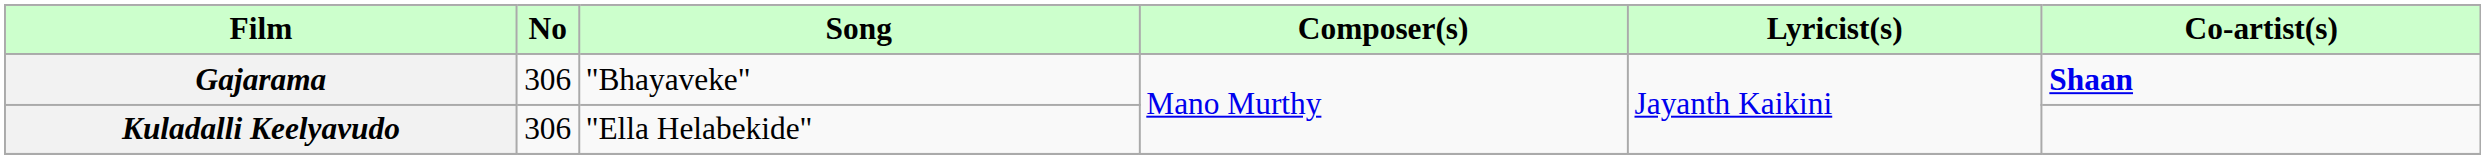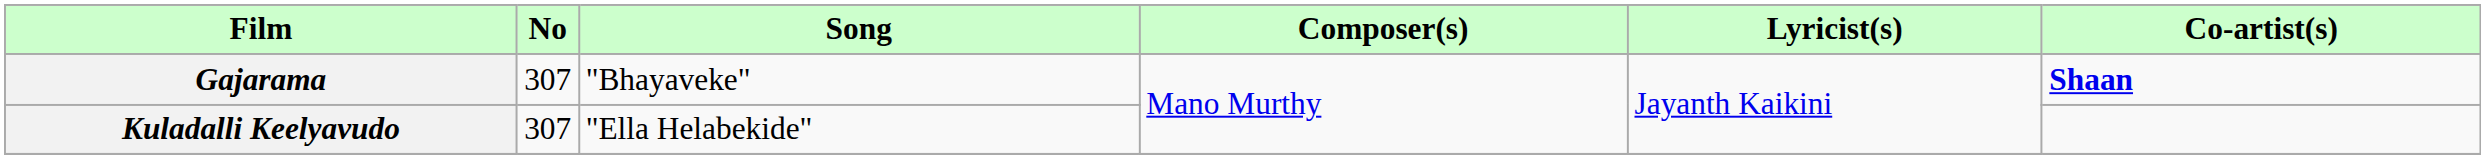(548, 79) 306 -> (548, 79) 307
(548, 128) 306 -> (548, 128) 307
